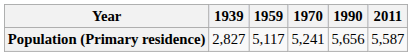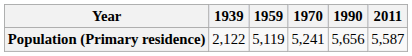(229, 39) 2,827 -> (229, 39) 2,122
(268, 39) 5,117 -> (268, 39) 5,119
